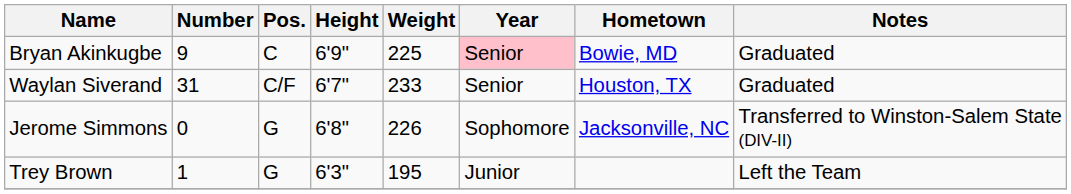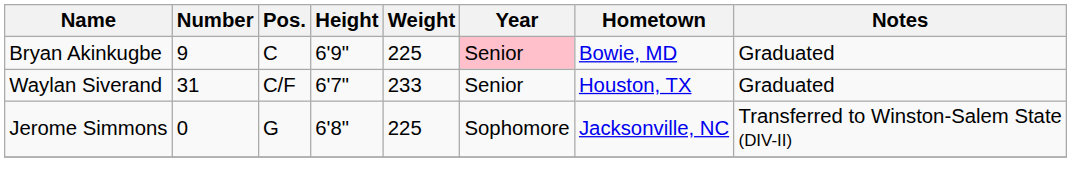(405, 128) 226 -> (405, 128) 225
- row: (61, 172)
